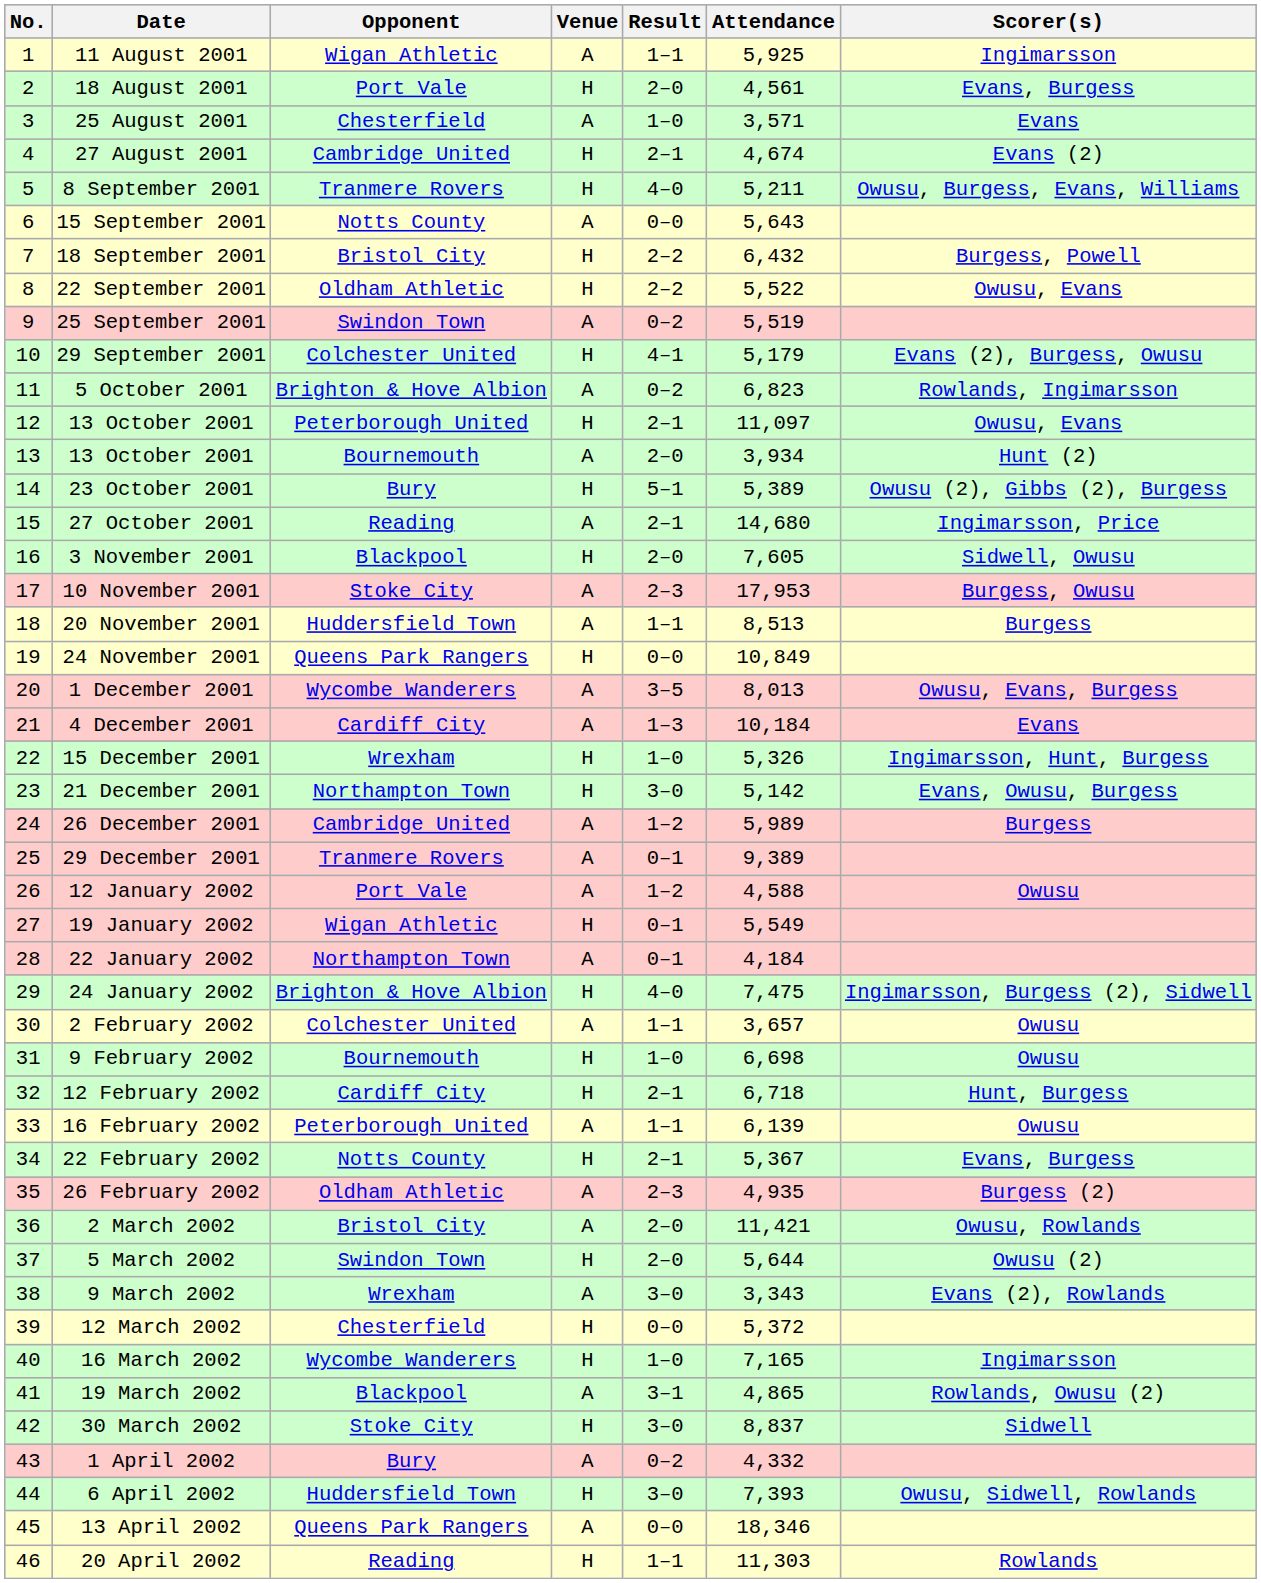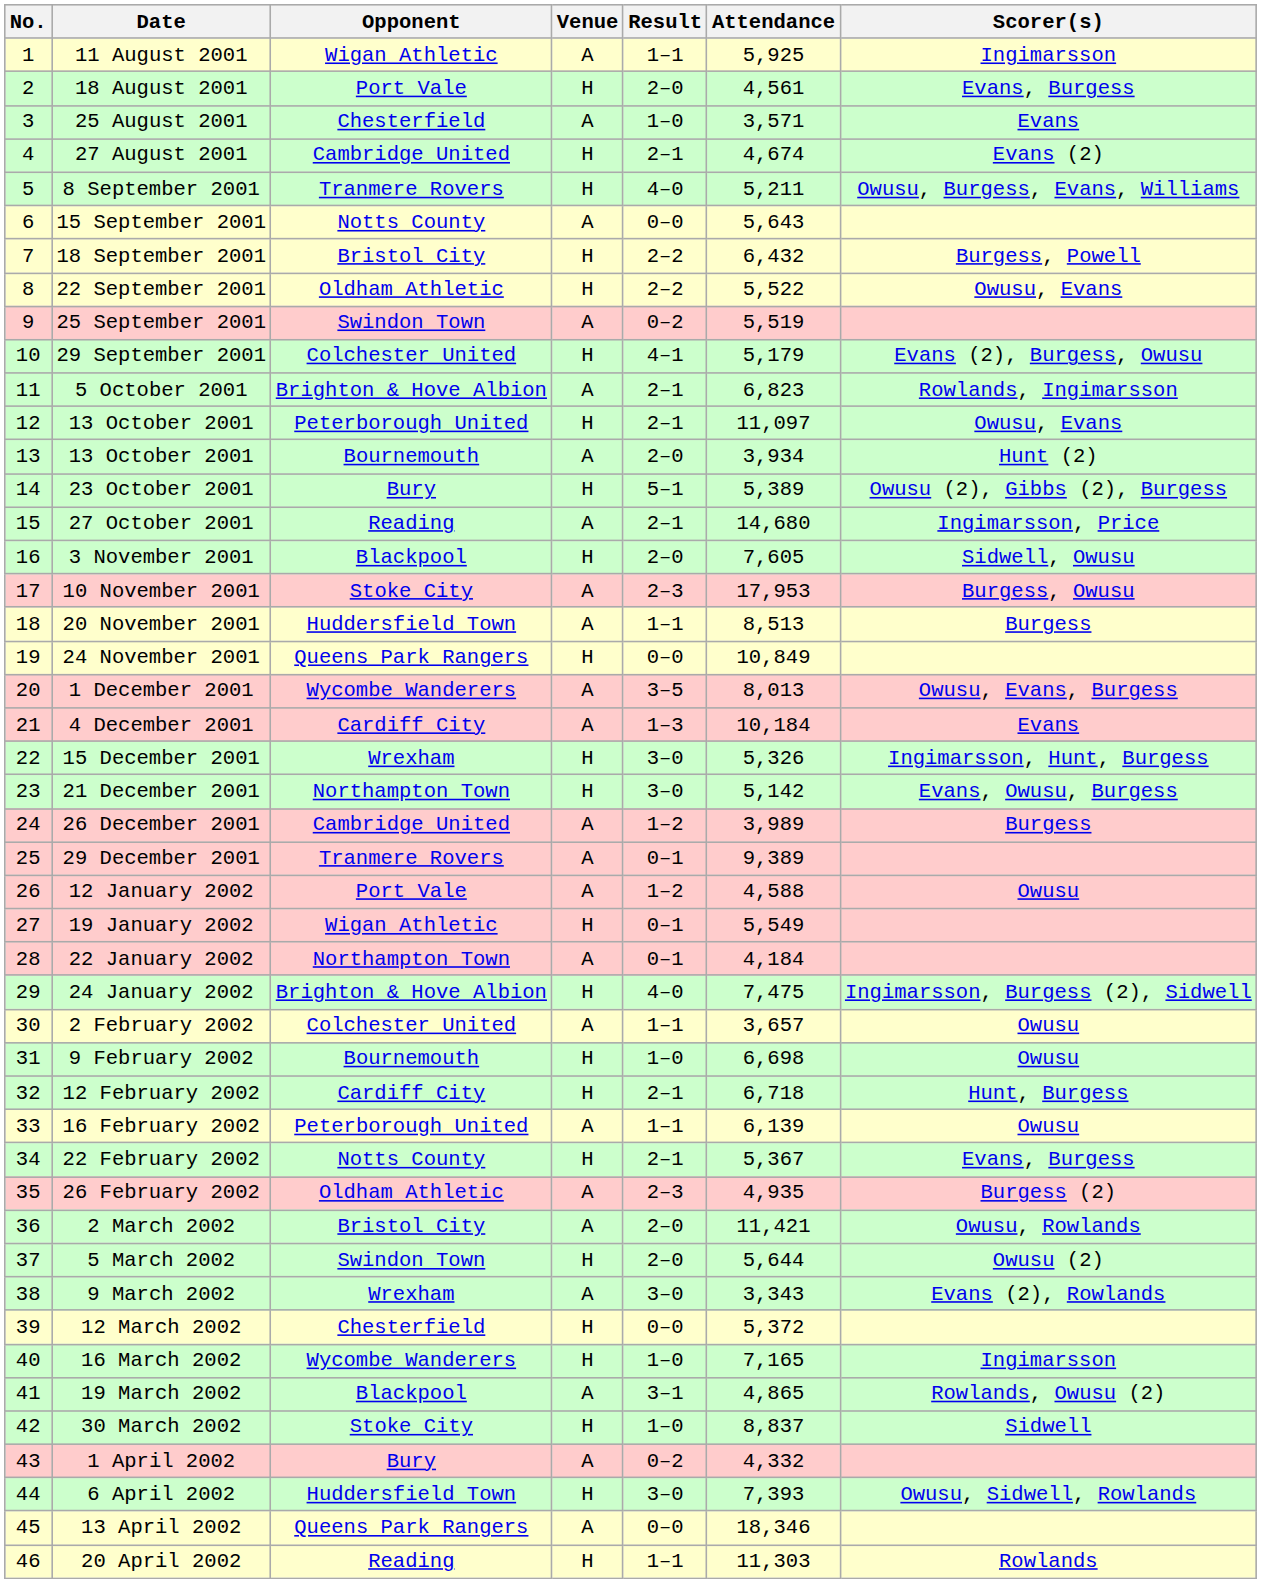(665, 390) 0–2 -> (665, 390) 2–1
(665, 758) 1–0 -> (665, 758) 3–0
(774, 825) 5,989 -> (774, 825) 3,989
(665, 1428) 3–0 -> (665, 1428) 1–0
